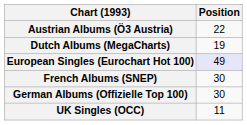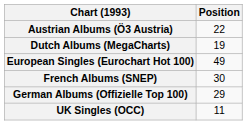(219, 62) lavender background -> (219, 62) no background
(219, 95) 30 -> (219, 95) 29
